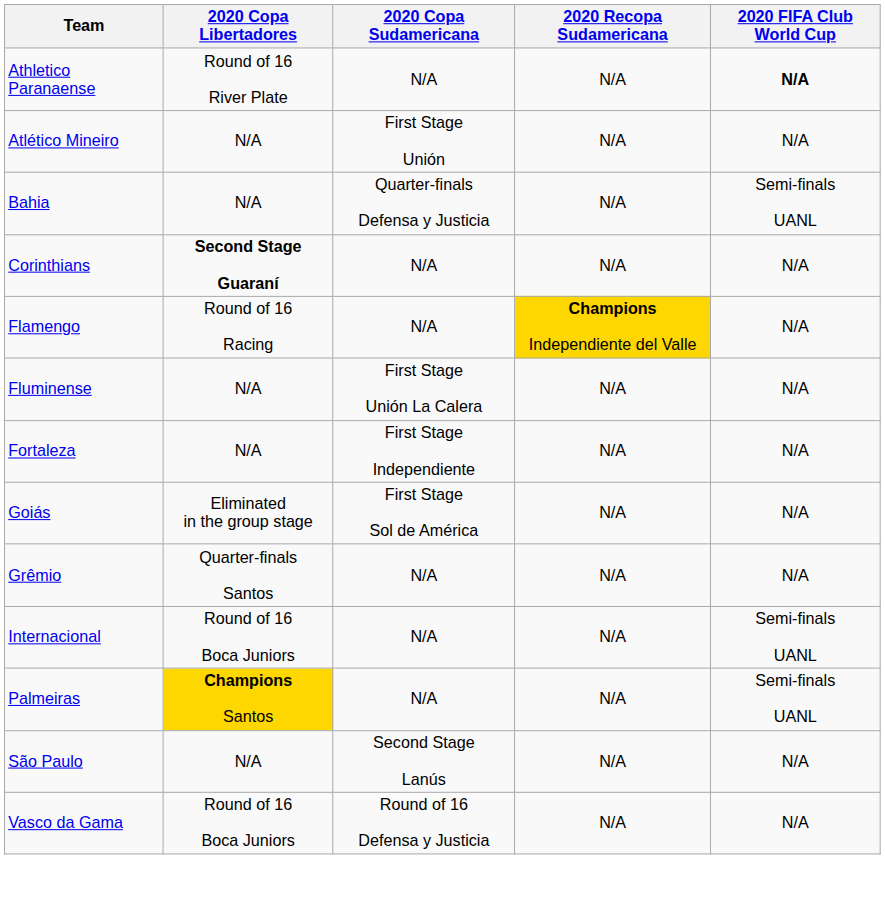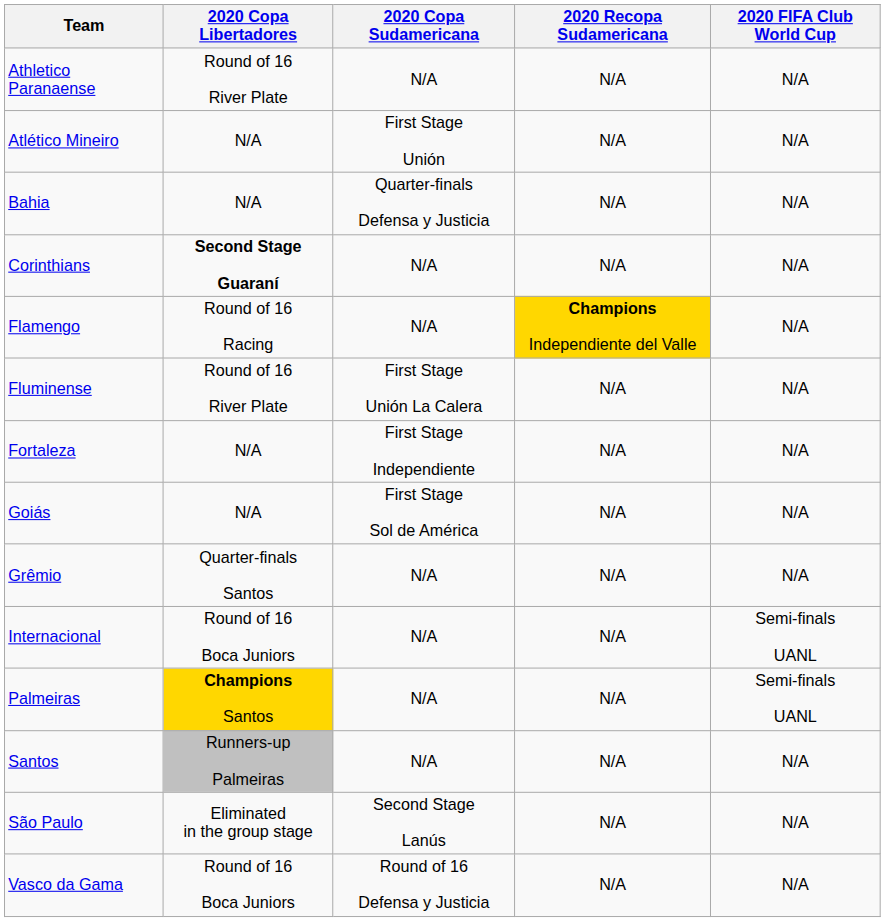(795, 79) bold -> (795, 79) normal
(795, 203) Semi-finals UANL -> (795, 203) N/A
(248, 389) N/A -> (248, 389) Round of 16 River Plate
(248, 513) Eliminated in the group stage -> (248, 513) N/A
+ row: (33, 761)
(248, 761) N/A -> (248, 823) Eliminated in the group stage
